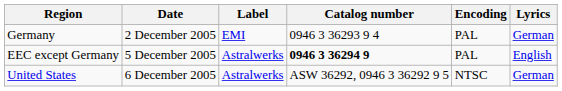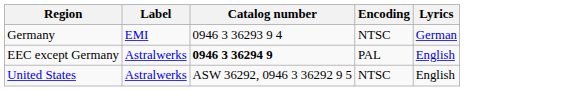- column: (170, 14)
(466, 34) PAL -> (374, 34) NTSC
(533, 75) German -> (435, 75) English
